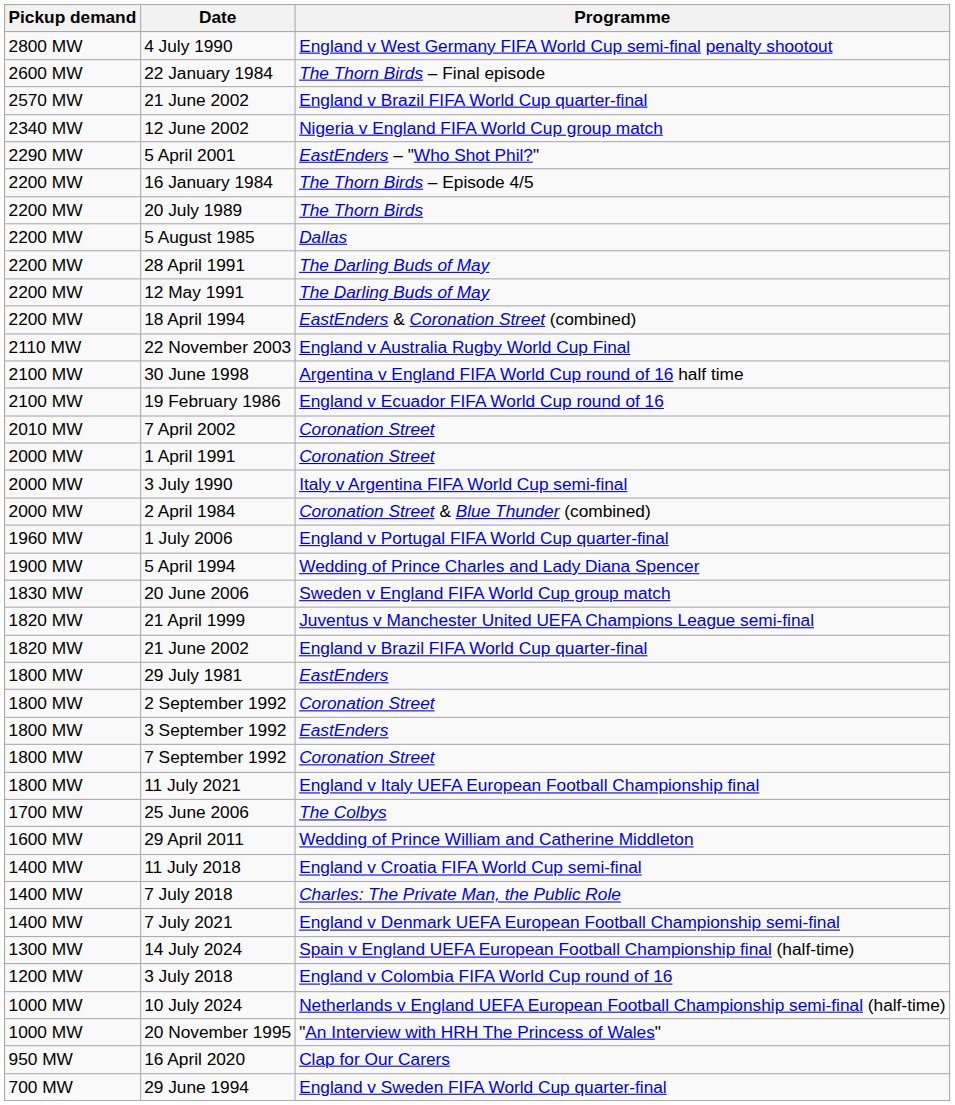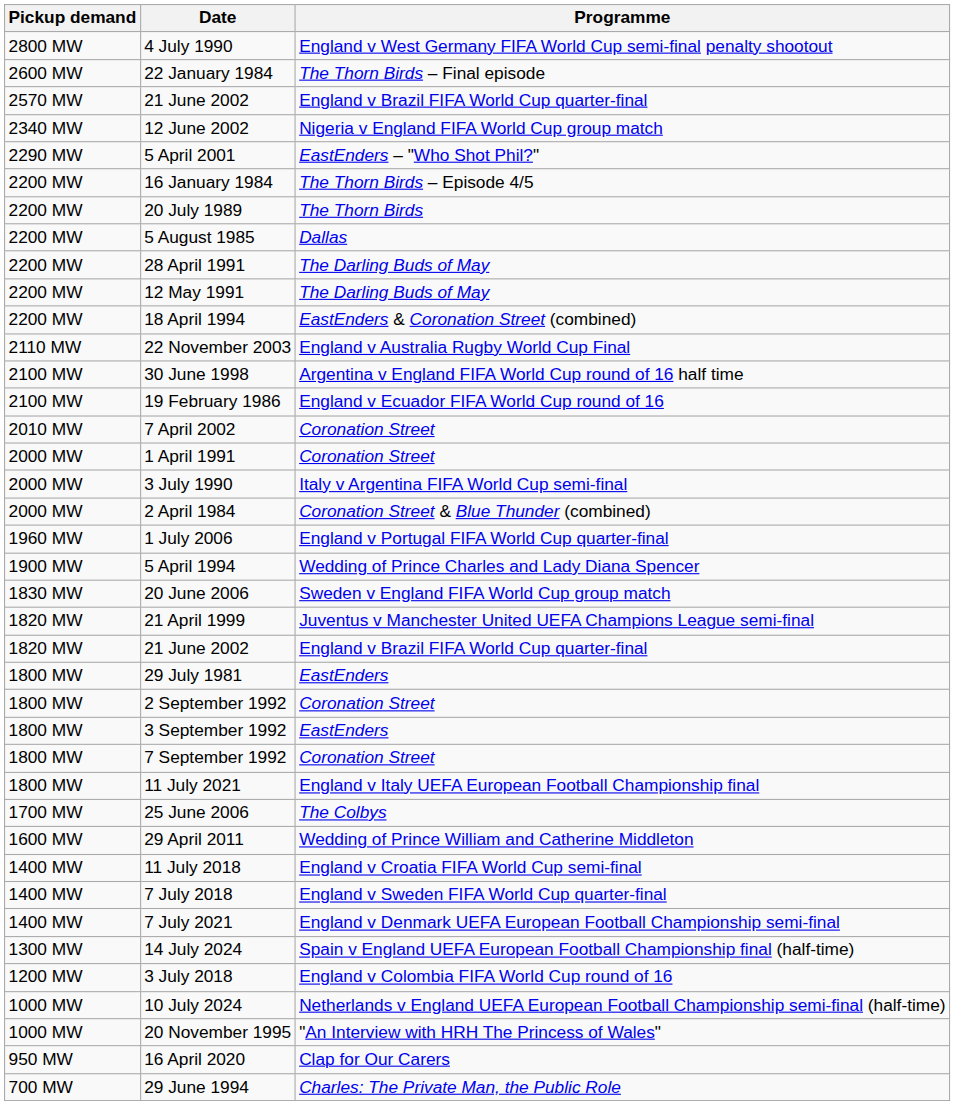(460, 895) Charles: The Private Man, the Public Role -> (483, 895) England v Sweden FIFA World Cup quarter-final
(483, 1086) England v Sweden FIFA World Cup quarter-final -> (460, 1086) Charles: The Private Man, the Public Role
